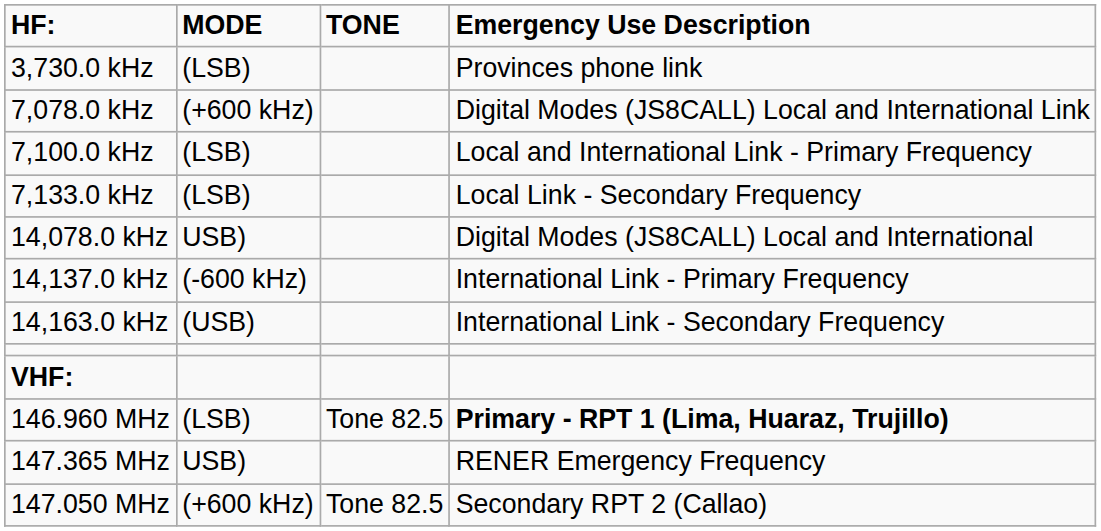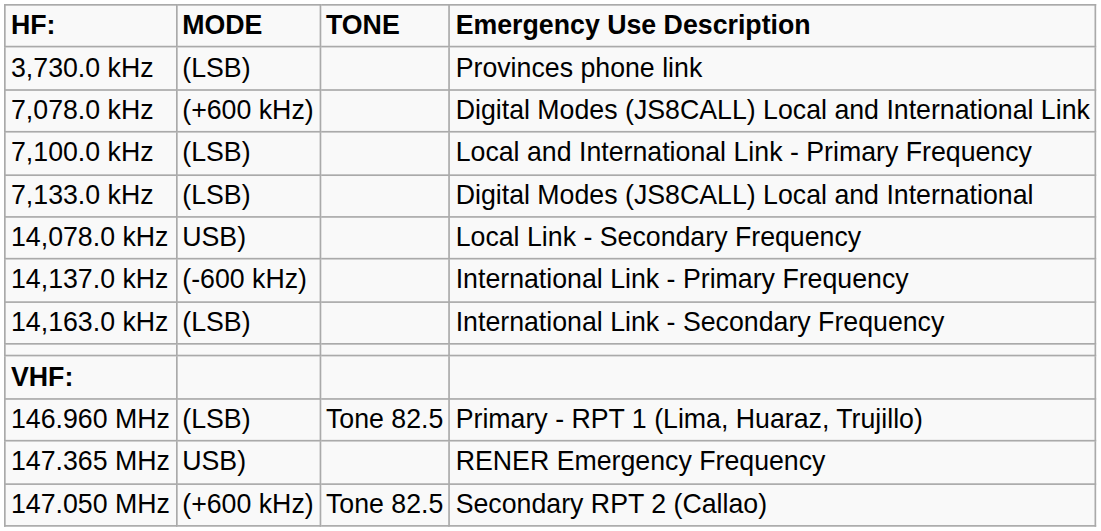(658, 195) Local Link - Secondary Frequency -> (745, 195) Digital Modes (JS8CALL) Local and International
(745, 237) Digital Modes (JS8CALL) Local and International -> (658, 237) Local Link - Secondary Frequency
(219, 322) (USB) -> (216, 322) (LSB)
(702, 419) bold -> (689, 419) normal
